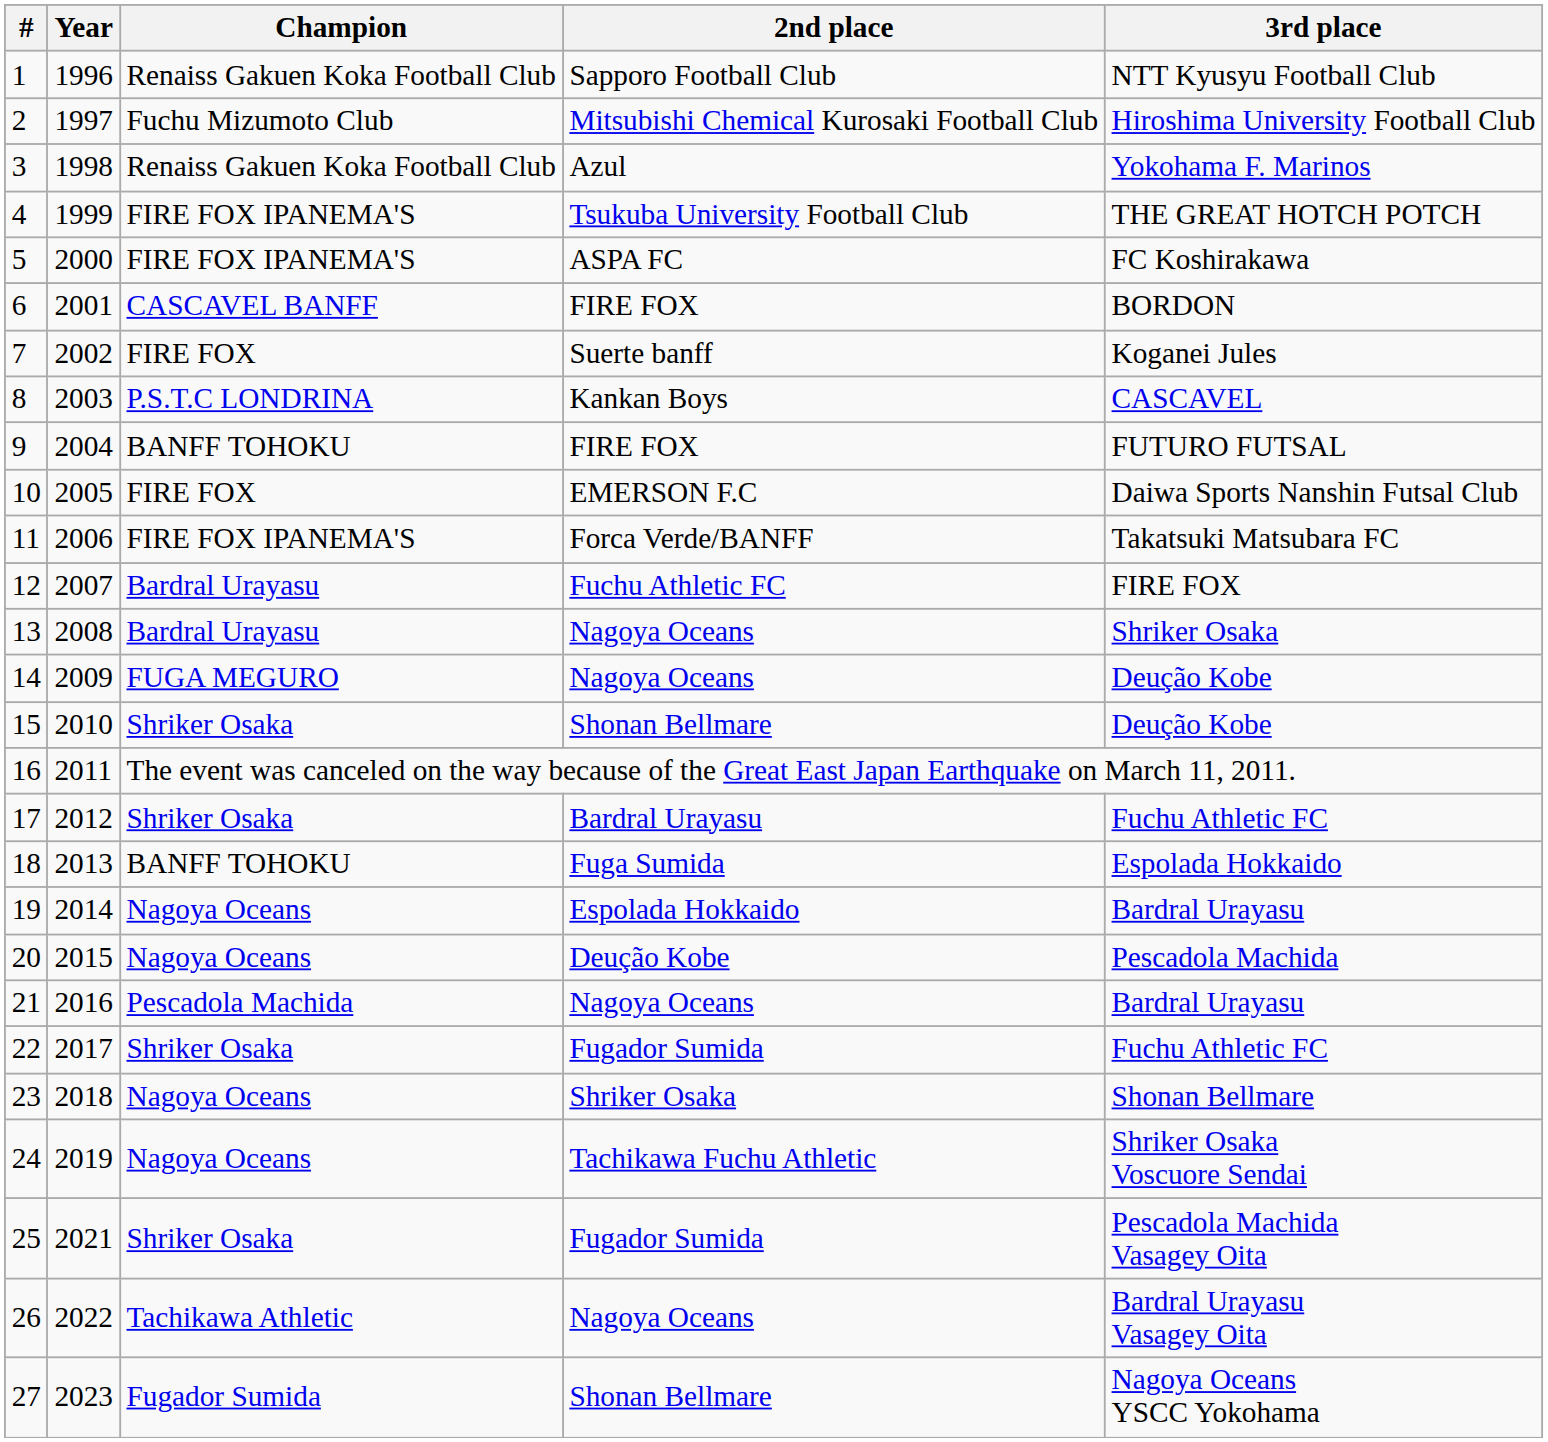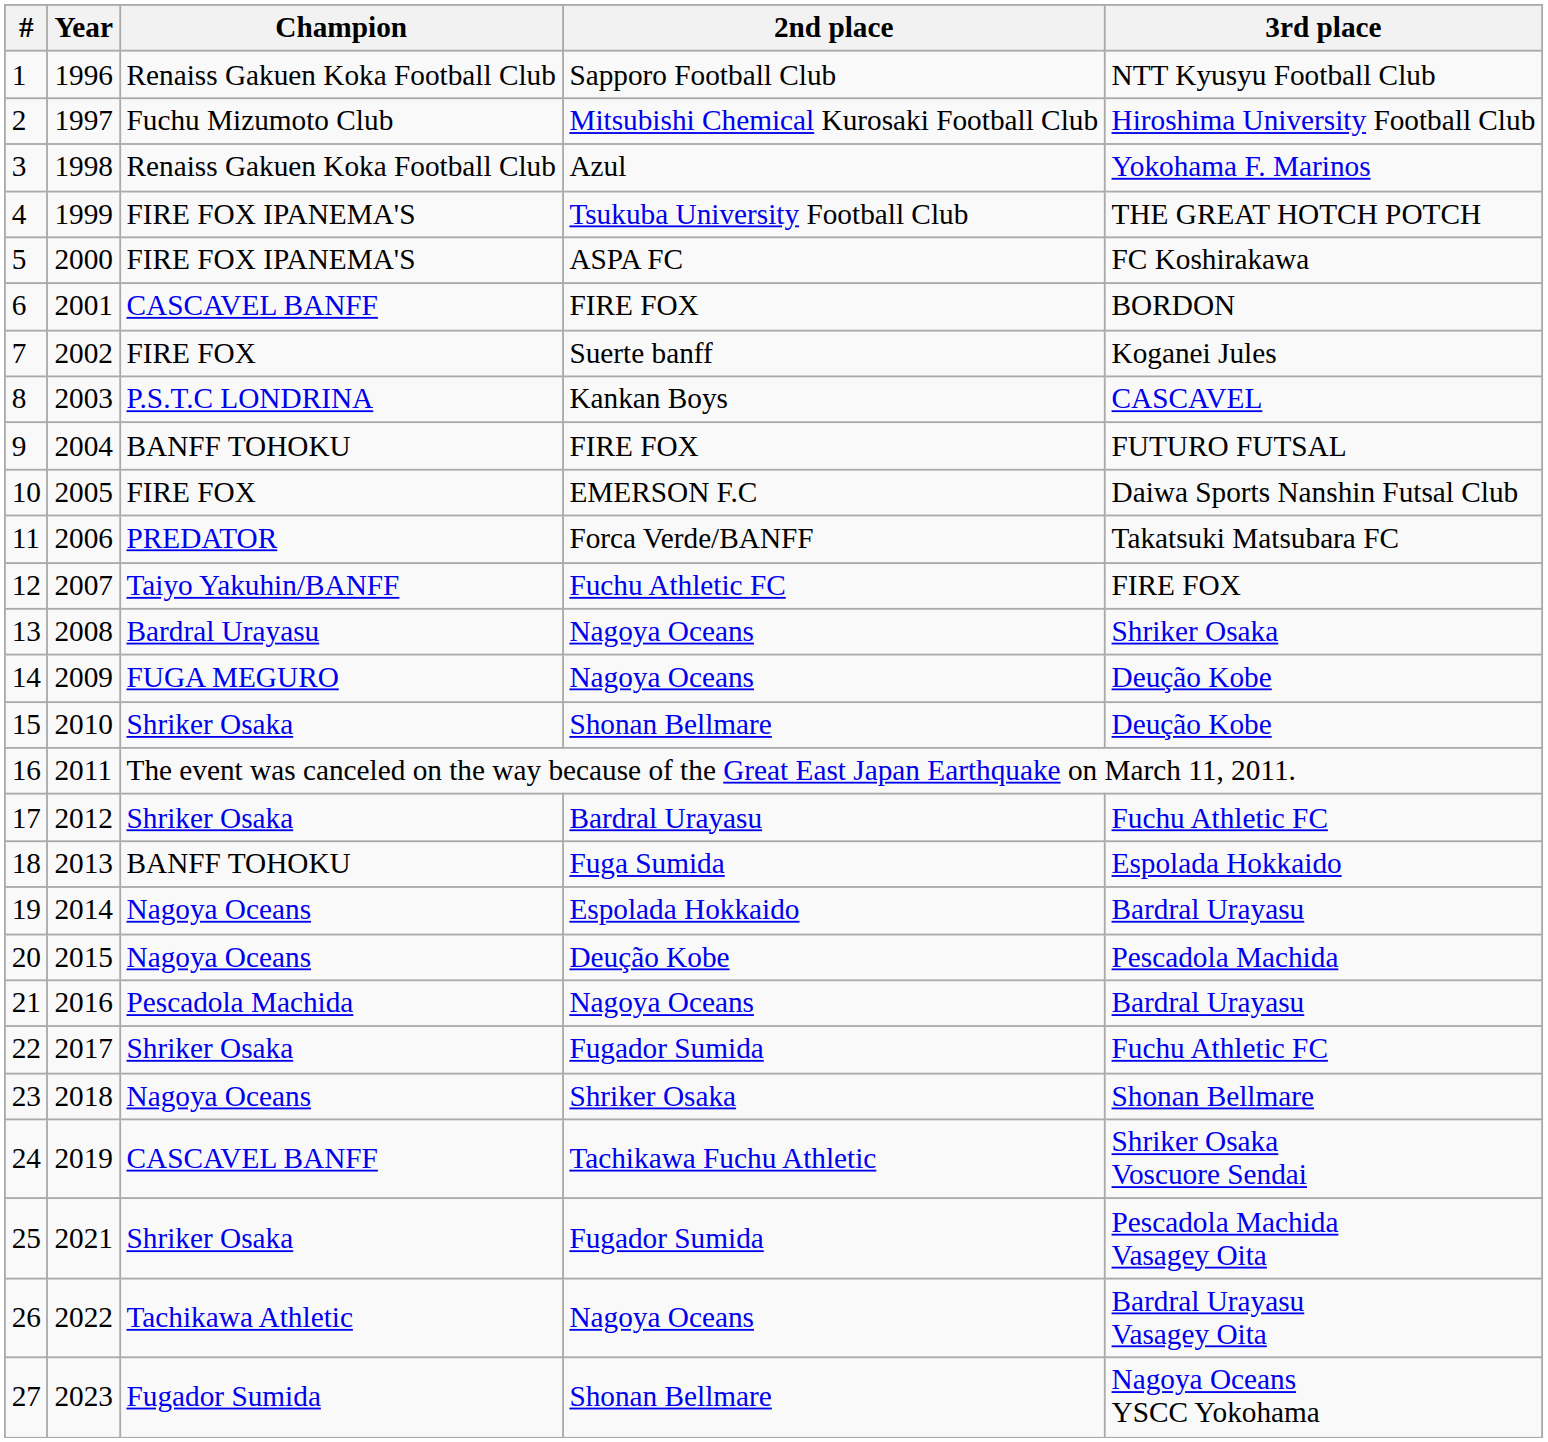(271, 538) FIRE FOX IPANEMA'S -> (202, 538) PREDATOR
(223, 584) Bardral Urayasu -> (263, 584) Taiyo Yakuhin/BANFF
(219, 1158) Nagoya Oceans -> (252, 1158) CASCAVEL BANFF
